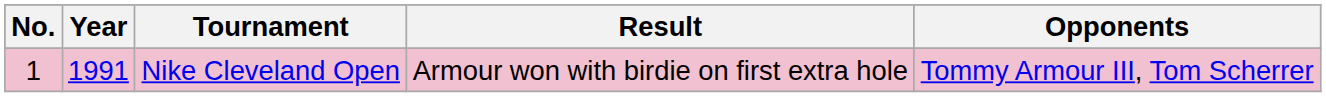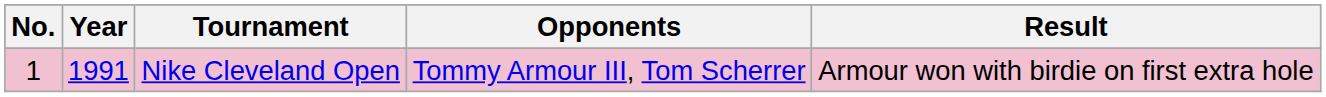columns swapped: (1117, 27) <-> (660, 27)
